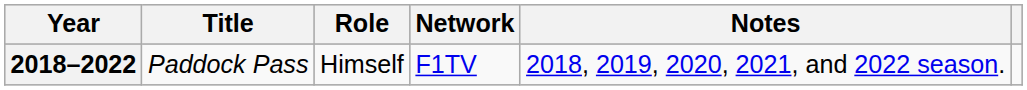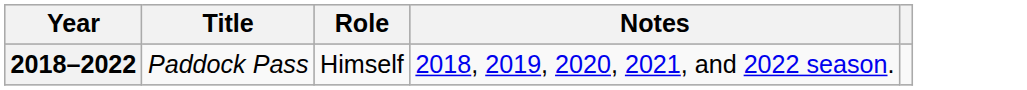- column: (465, 24)
